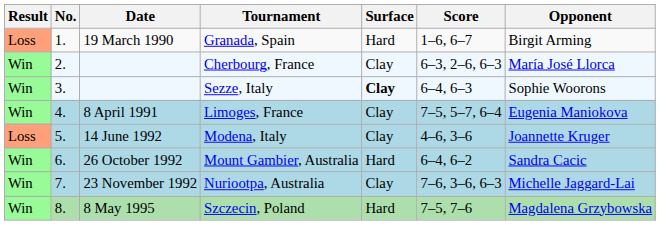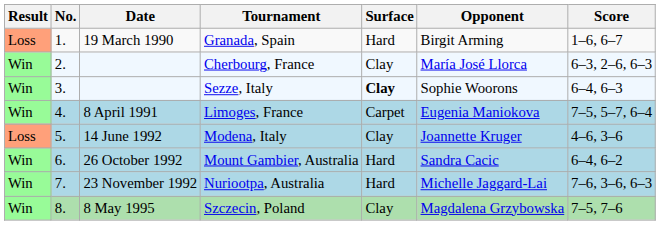columns swapped: (580, 15) <-> (461, 15)
(379, 111) Clay -> (385, 111) Carpet
(379, 183) Clay -> (380, 183) Hard
(380, 207) Hard -> (379, 207) Clay
